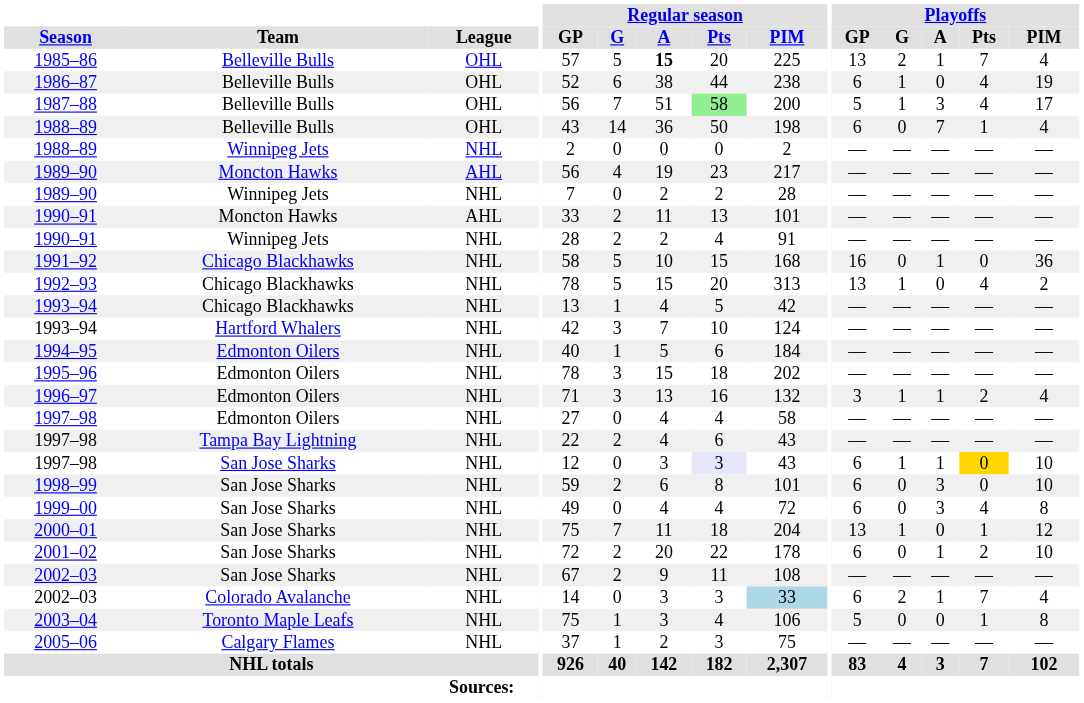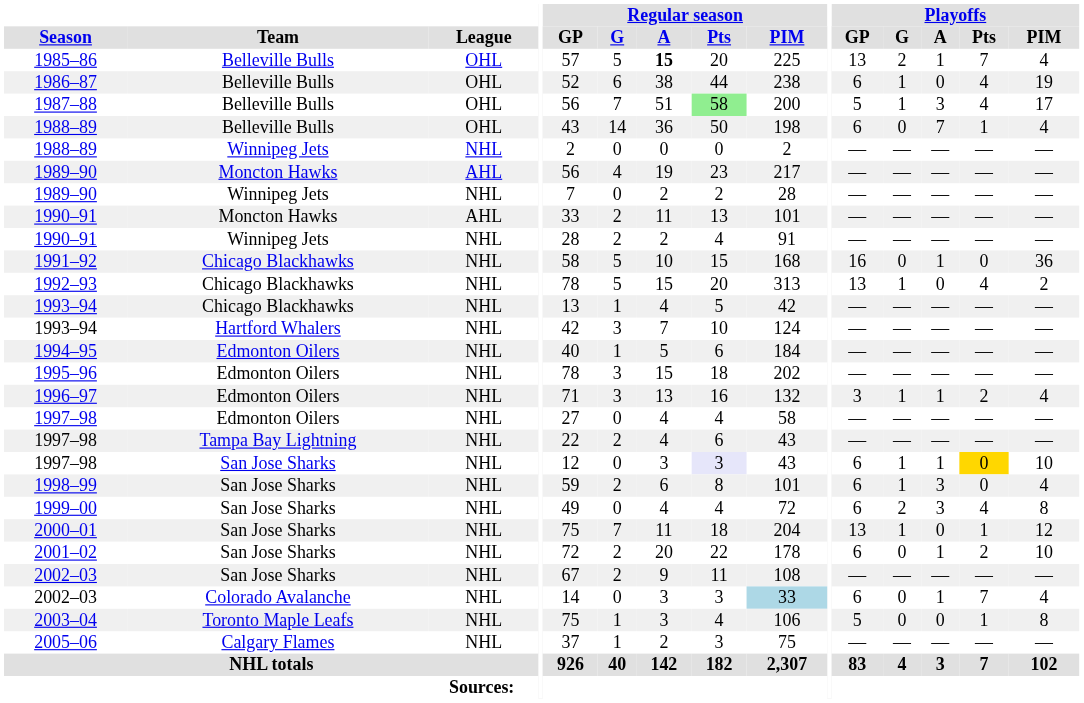(902, 485) 0 -> (902, 485) 1
(1044, 485) 10 -> (1044, 485) 4
(902, 507) 0 -> (902, 507) 2
(902, 597) 2 -> (902, 597) 0
